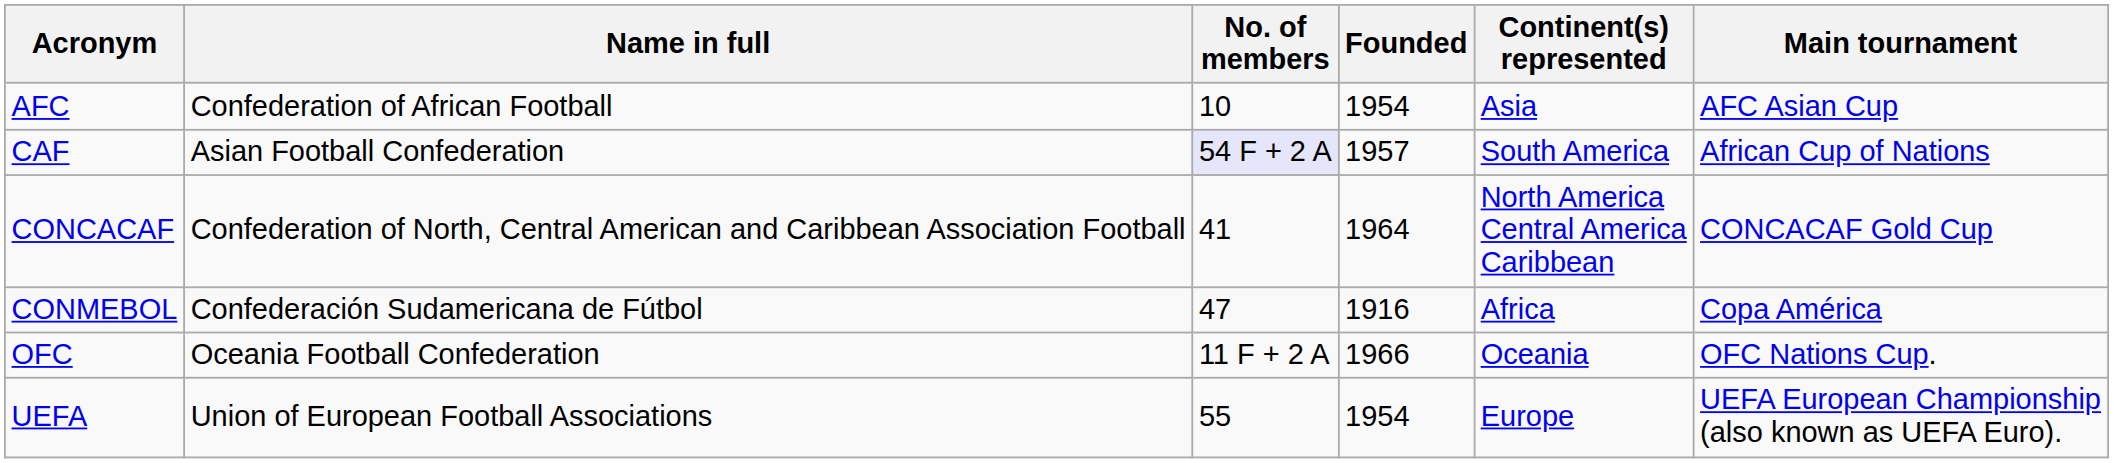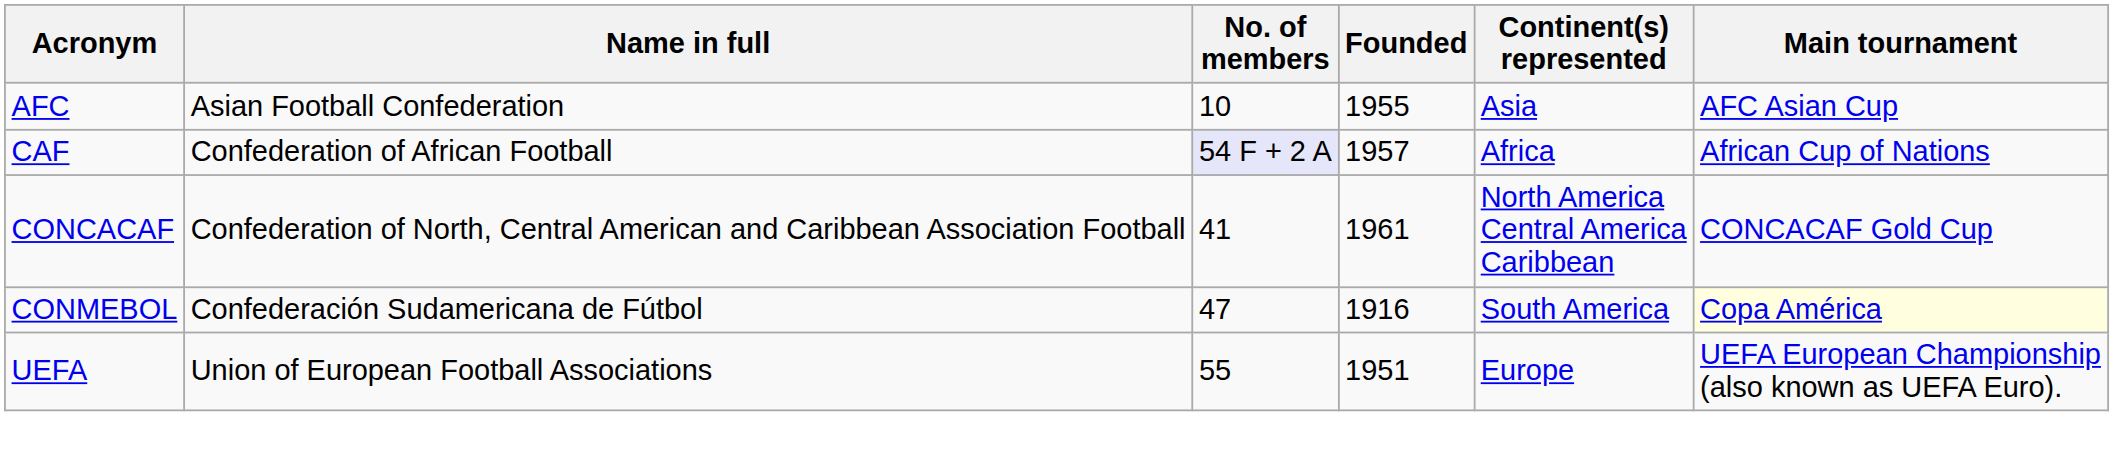(402, 105) Confederation of African Football -> (377, 105) Asian Football Confederation
(1377, 105) 1954 -> (1377, 105) 1955
(377, 151) Asian Football Confederation -> (402, 151) Confederation of African Football
(1575, 151) South America -> (1518, 151) Africa
(1377, 230) 1964 -> (1377, 230) 1961
(1518, 308) Africa -> (1575, 308) South America
(1791, 308) no background -> (1791, 308) lightyellow background
- row: (42, 354)
(1377, 417) 1954 -> (1377, 371) 1951
